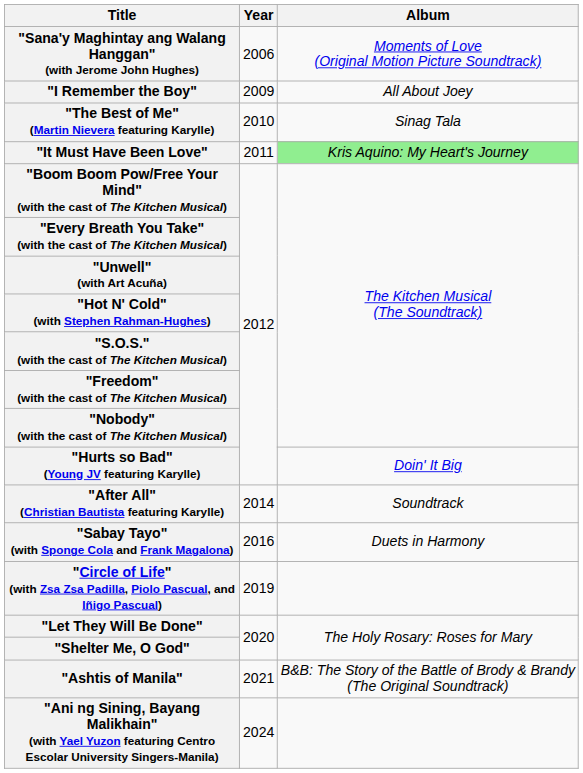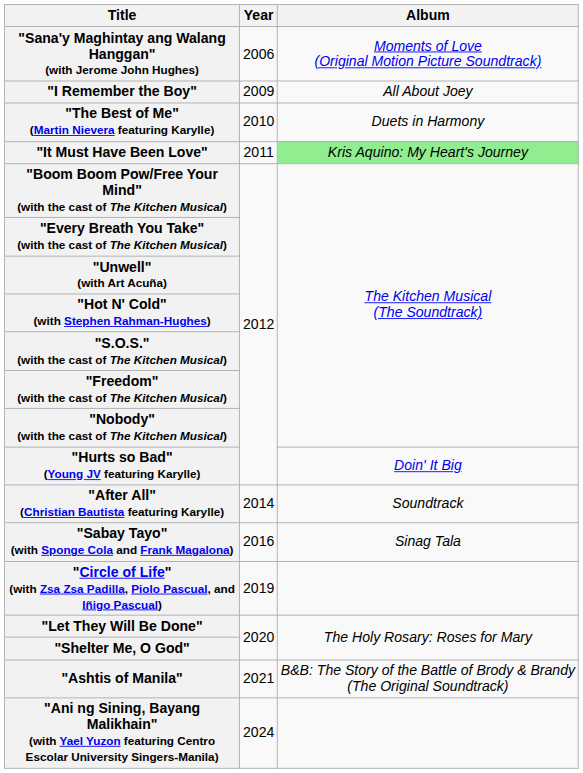(428, 122) Sinag Tala -> (428, 122) Duets in Harmony
(428, 542) Duets in Harmony -> (428, 542) Sinag Tala
